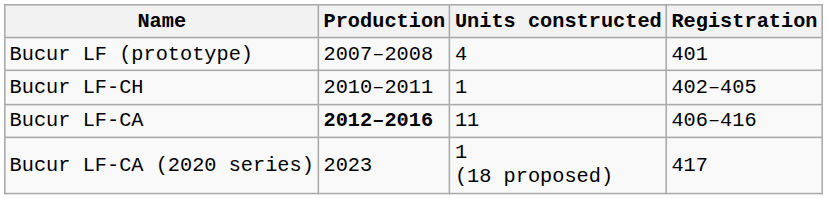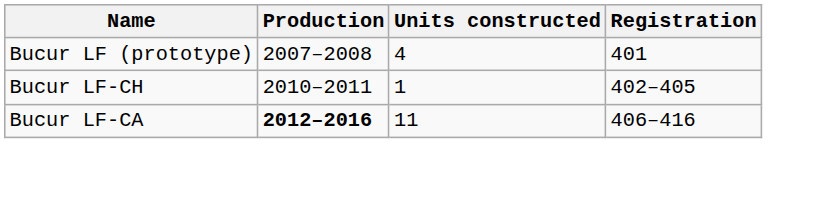- row: (162, 165)
